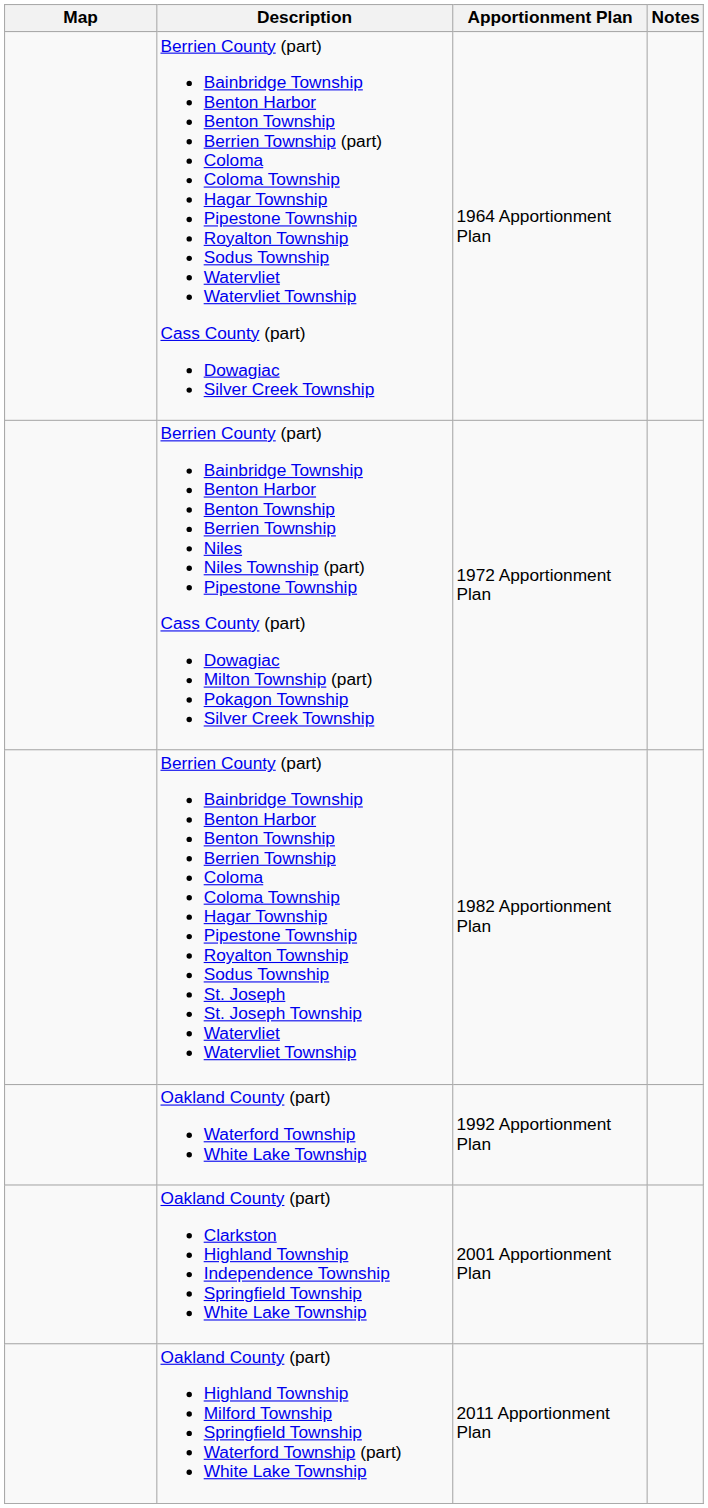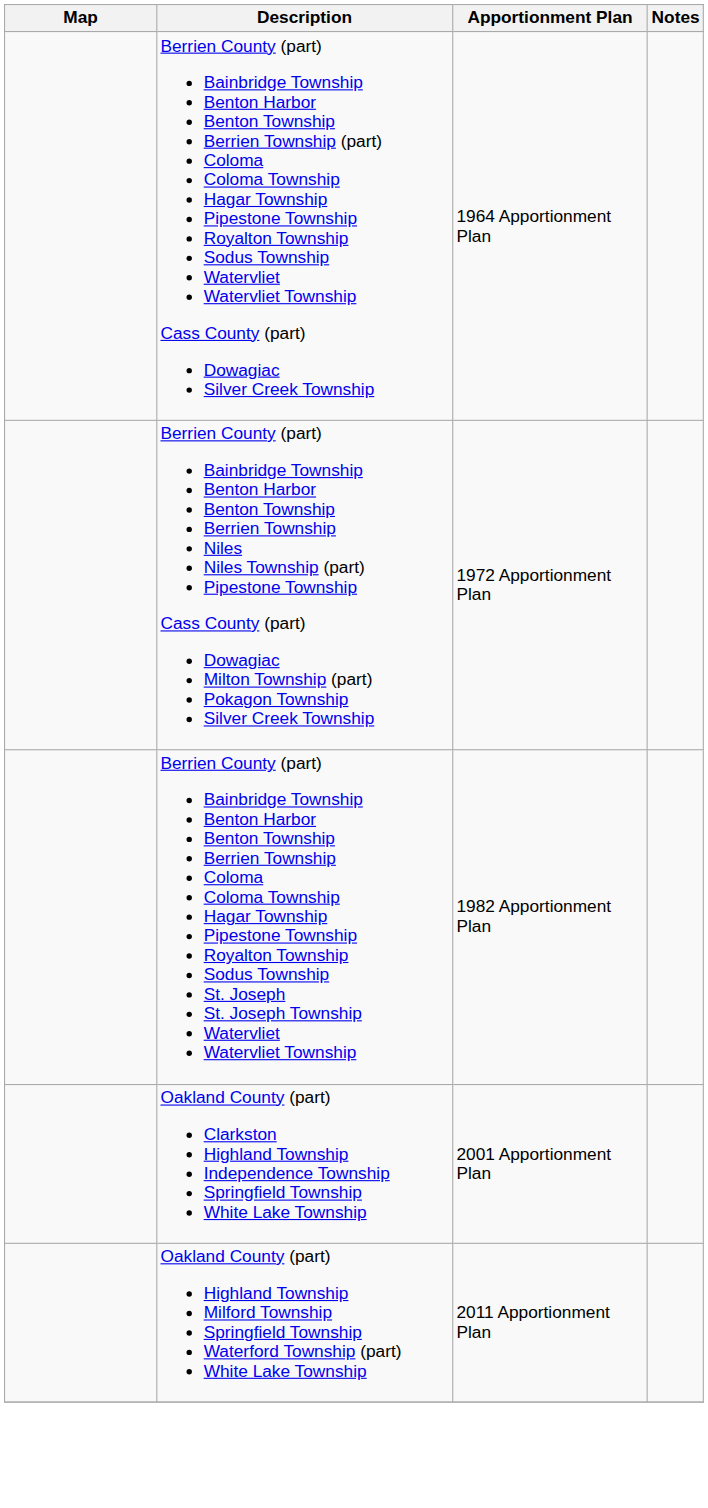- row: (304, 1126)
